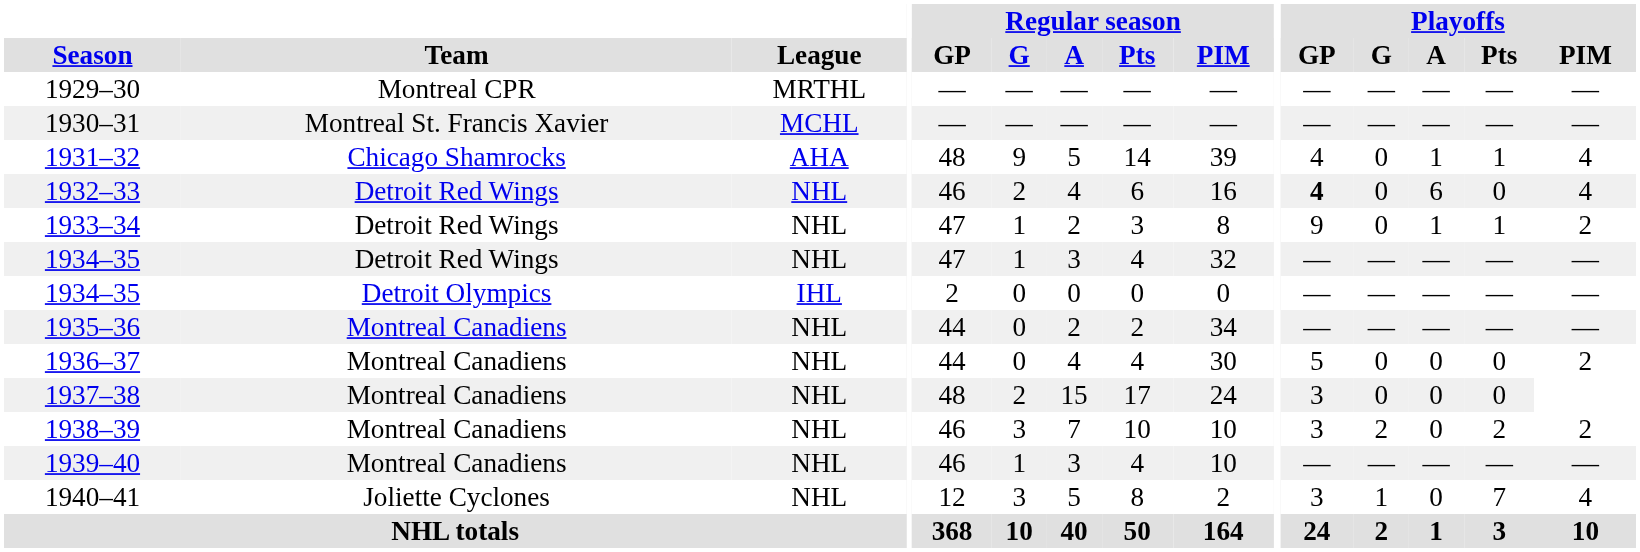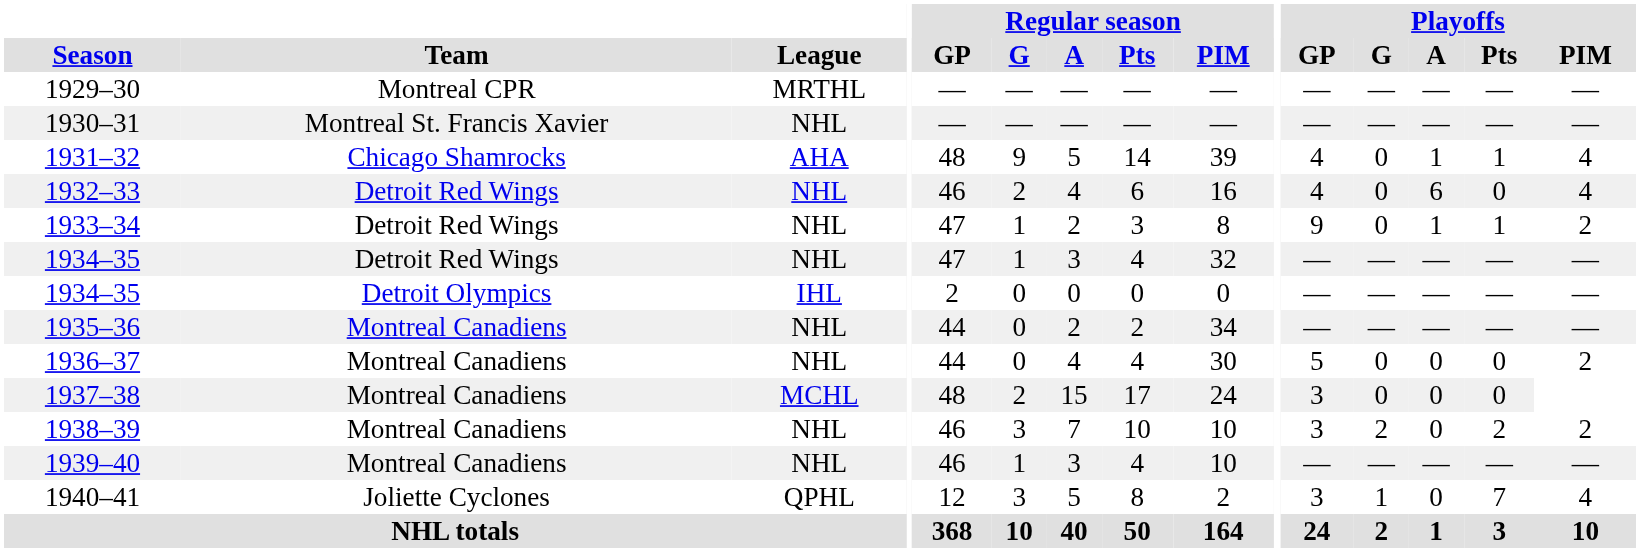(819, 122) MCHL -> (819, 122) NHL
(1317, 190) bold -> (1317, 190) normal
(819, 394) NHL -> (819, 394) MCHL
(819, 496) NHL -> (819, 496) QPHL
